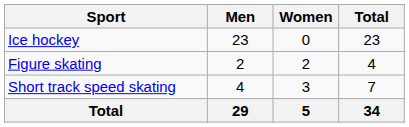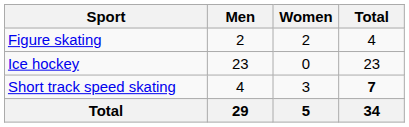rows swapped: (55, 64) <-> (44, 40)
(372, 87) normal -> (372, 87) bold
